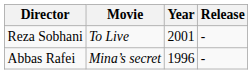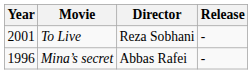columns swapped: (181, 15) <-> (45, 15)
